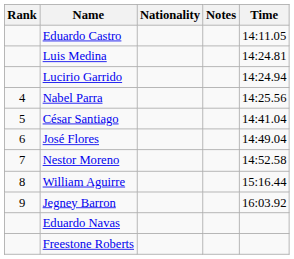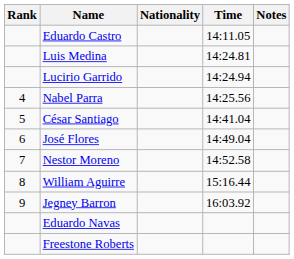columns swapped: (264, 15) <-> (221, 15)
